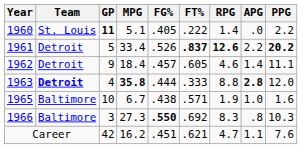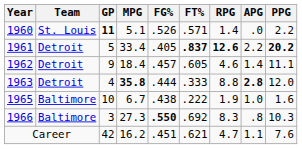(163, 31) .405 -> (163, 31) .526
(195, 31) .222 -> (195, 31) .571
(163, 48) .526 -> (163, 48) .405
(61, 83) bold -> (61, 83) normal
(195, 100) .571 -> (195, 100) .222
